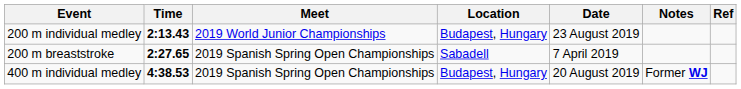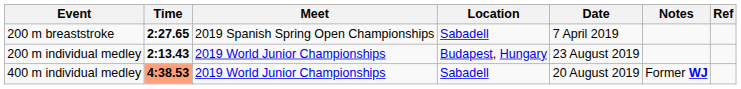rows swapped: (61, 53) <-> (74, 34)
(168, 73) no background -> (168, 73) lightsalmon background
(315, 73) 2019 Spanish Spring Open Championships -> (290, 73) 2019 World Junior Championships
(494, 73) Budapest, Hungary -> (464, 73) Sabadell
